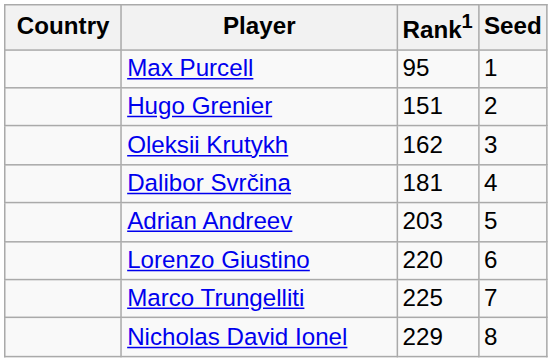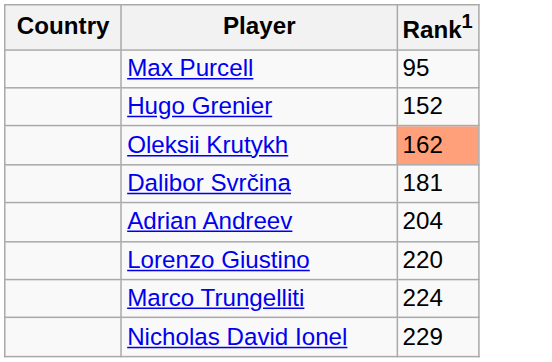- column: (513, 26)
(423, 106) 151 -> (423, 106) 152
(423, 145) no background -> (423, 145) lightsalmon background
(423, 221) 203 -> (423, 221) 204
(423, 298) 225 -> (423, 298) 224
